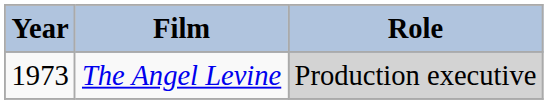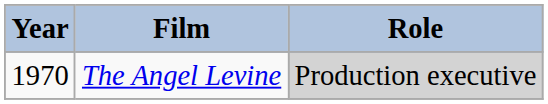(40, 75) 1973 -> (40, 75) 1970
